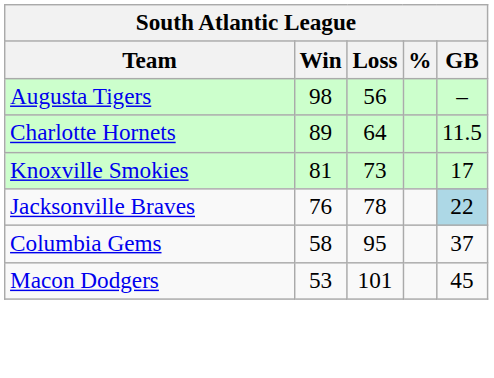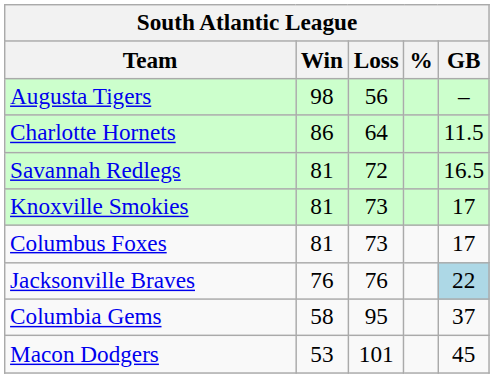(321, 133) 89 -> (322, 133) 86
+ row: (95, 170)
+ row: (88, 243)
(375, 206) 78 -> (376, 280) 76
